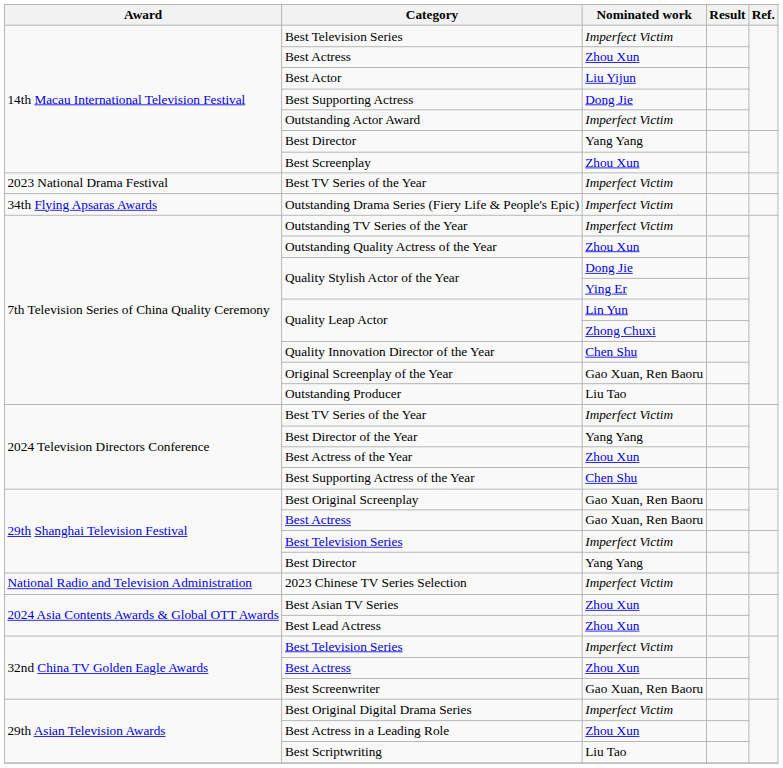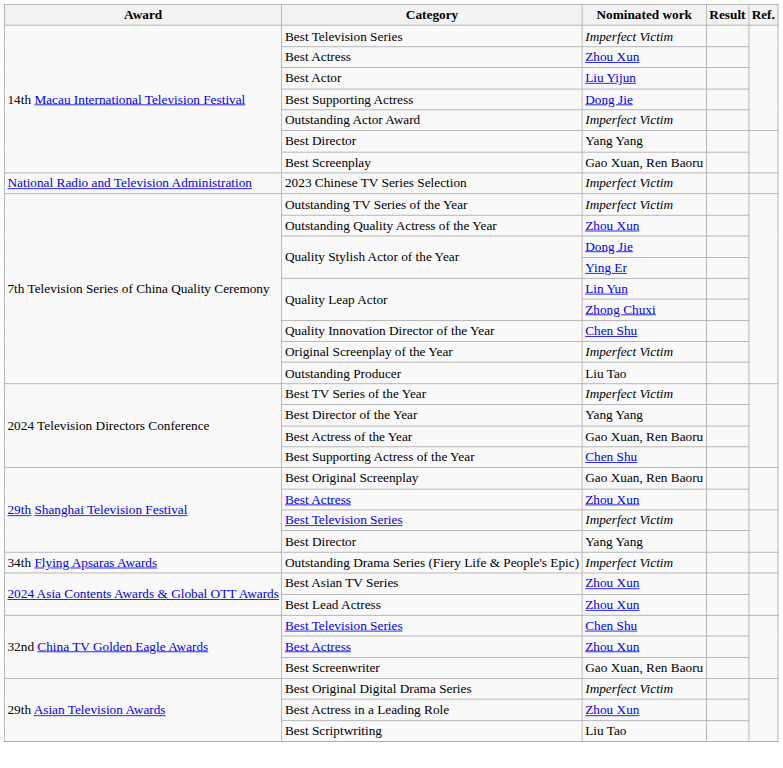(612, 162) Zhou Xun -> (644, 162) Gao Xuan, Ren Baoru
- row: (88, 183)
rows swapped: (130, 583) <-> (82, 204)
(644, 373) Gao Xuan, Ren Baoru -> (629, 352) Imperfect Victim
(612, 457) Zhou Xun -> (644, 436) Gao Xuan, Ren Baoru
(644, 520) Gao Xuan, Ren Baoru -> (612, 499) Zhou Xun
(629, 646) Imperfect Victim -> (611, 625) Chen Shu
